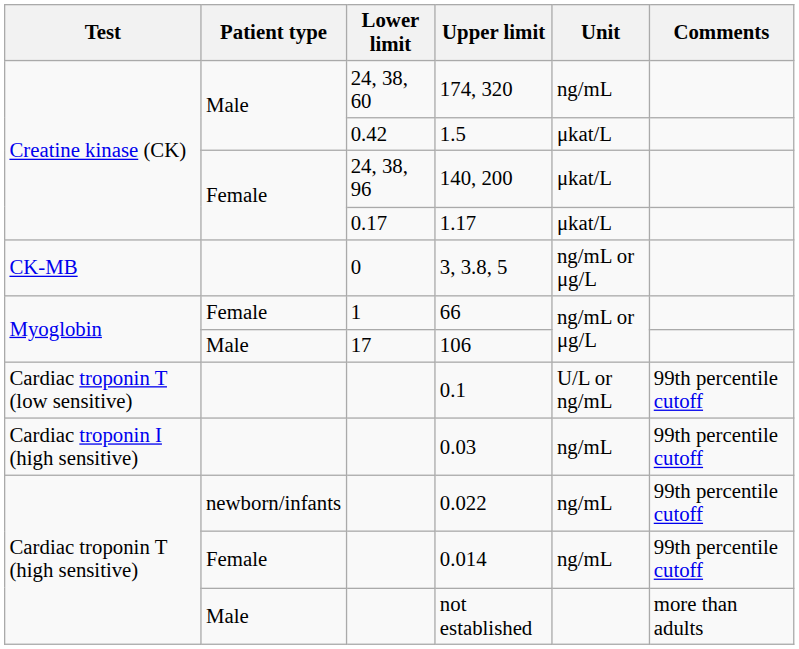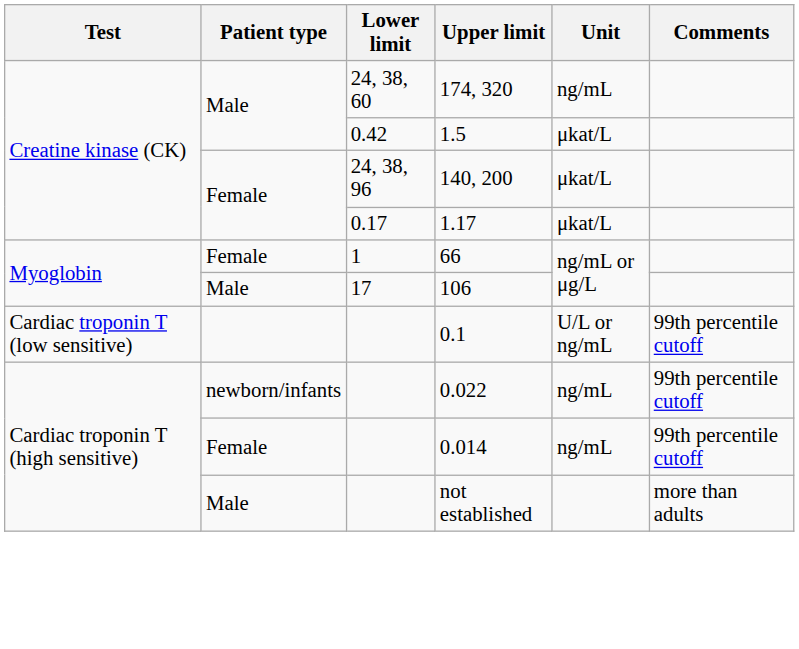- row: (474, 267)
- row: (458, 446)
